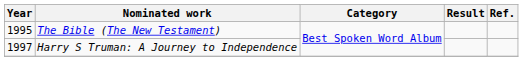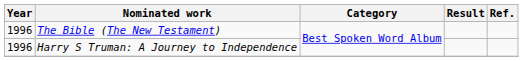(20, 30) 1995 -> (20, 30) 1996
(20, 47) 1997 -> (20, 47) 1996
